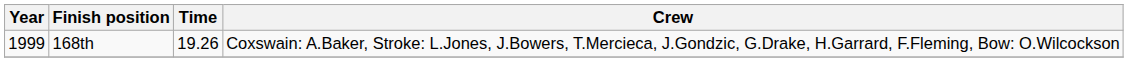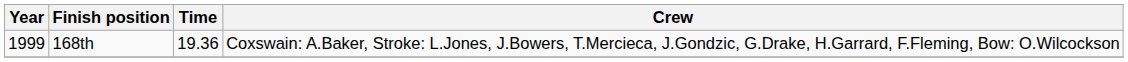(198, 43) 19.26 -> (198, 43) 19.36
